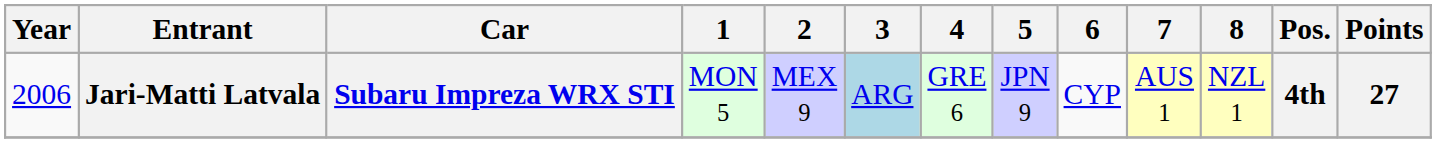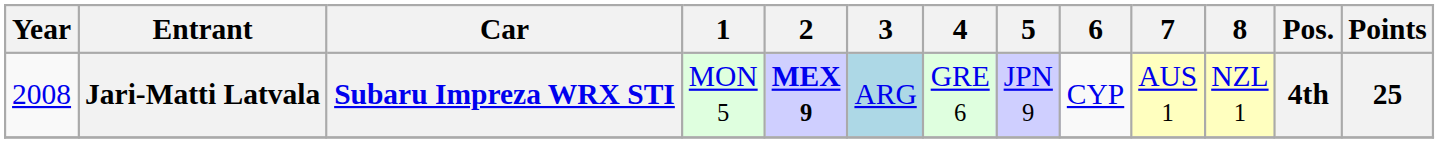(42, 94) 2006 -> (42, 94) 2008
(804, 93) normal -> (806, 94) bold
(1384, 94) 27 -> (1387, 94) 25
